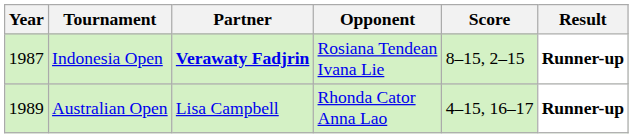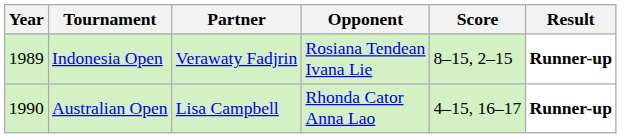(26, 58) 1987 -> (26, 58) 1989
(243, 58) bold -> (237, 58) normal
(26, 108) 1989 -> (26, 108) 1990
